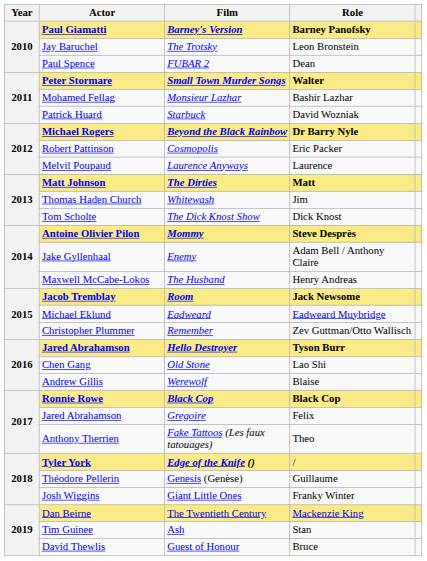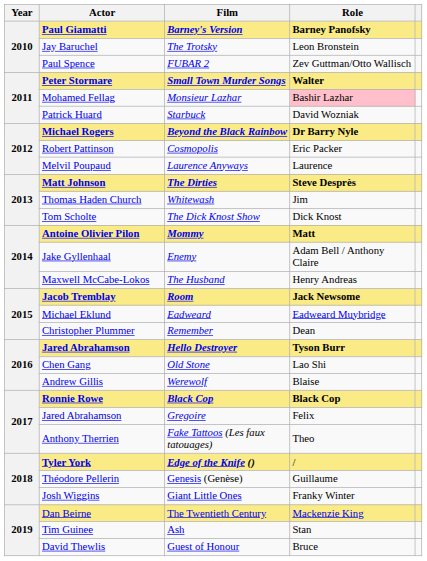(304, 64) Dean -> (352, 64) Zev Guttman/Otto Wallisch
(323, 98) no background -> (323, 98) pink background
(304, 183) Matt -> (324, 183) Steve Desprès
(324, 234) Steve Desprès -> (304, 234) Matt
(352, 331) Zev Guttman/Otto Wallisch -> (304, 331) Dean
